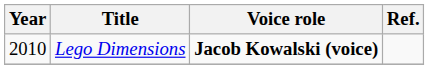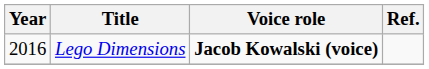(28, 49) 2010 -> (28, 49) 2016
